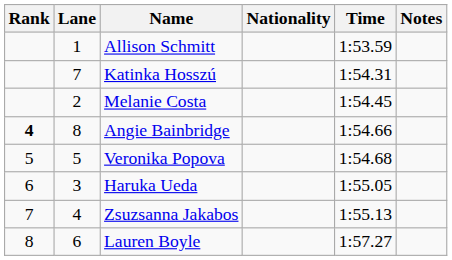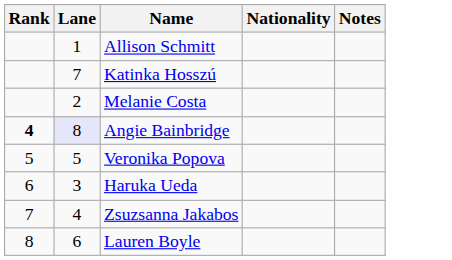- column: (365, 18)
(77, 130) no background -> (77, 130) lavender background
